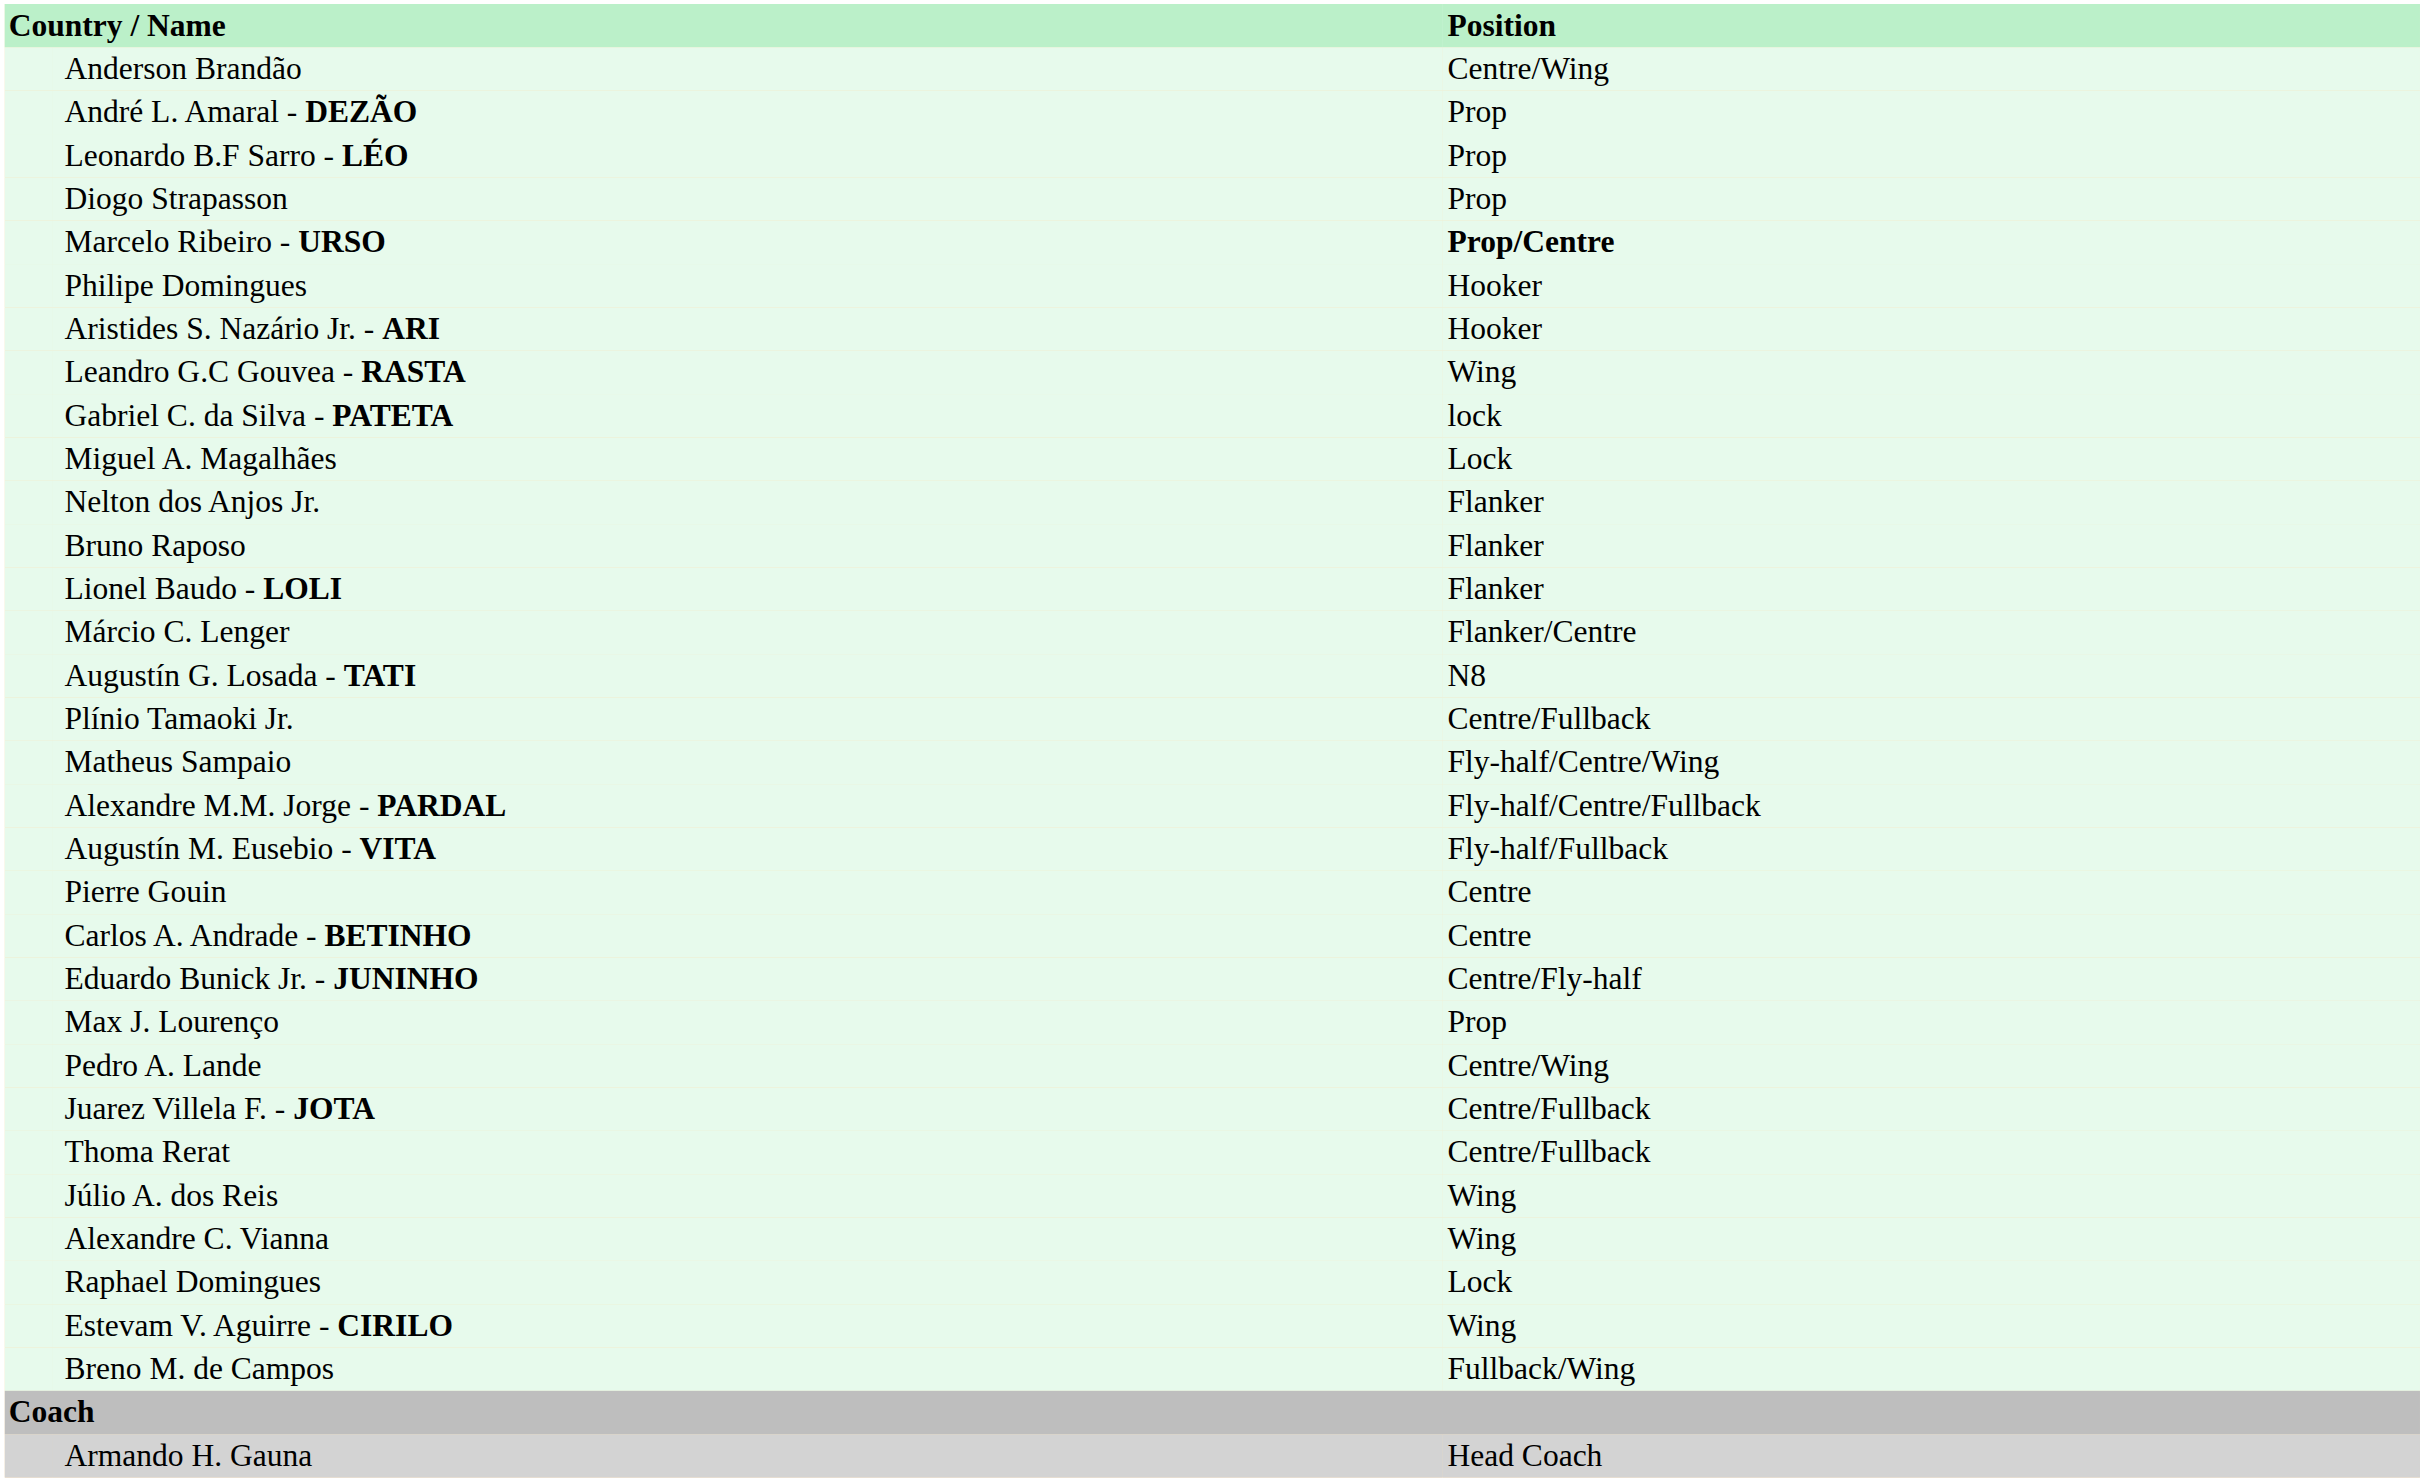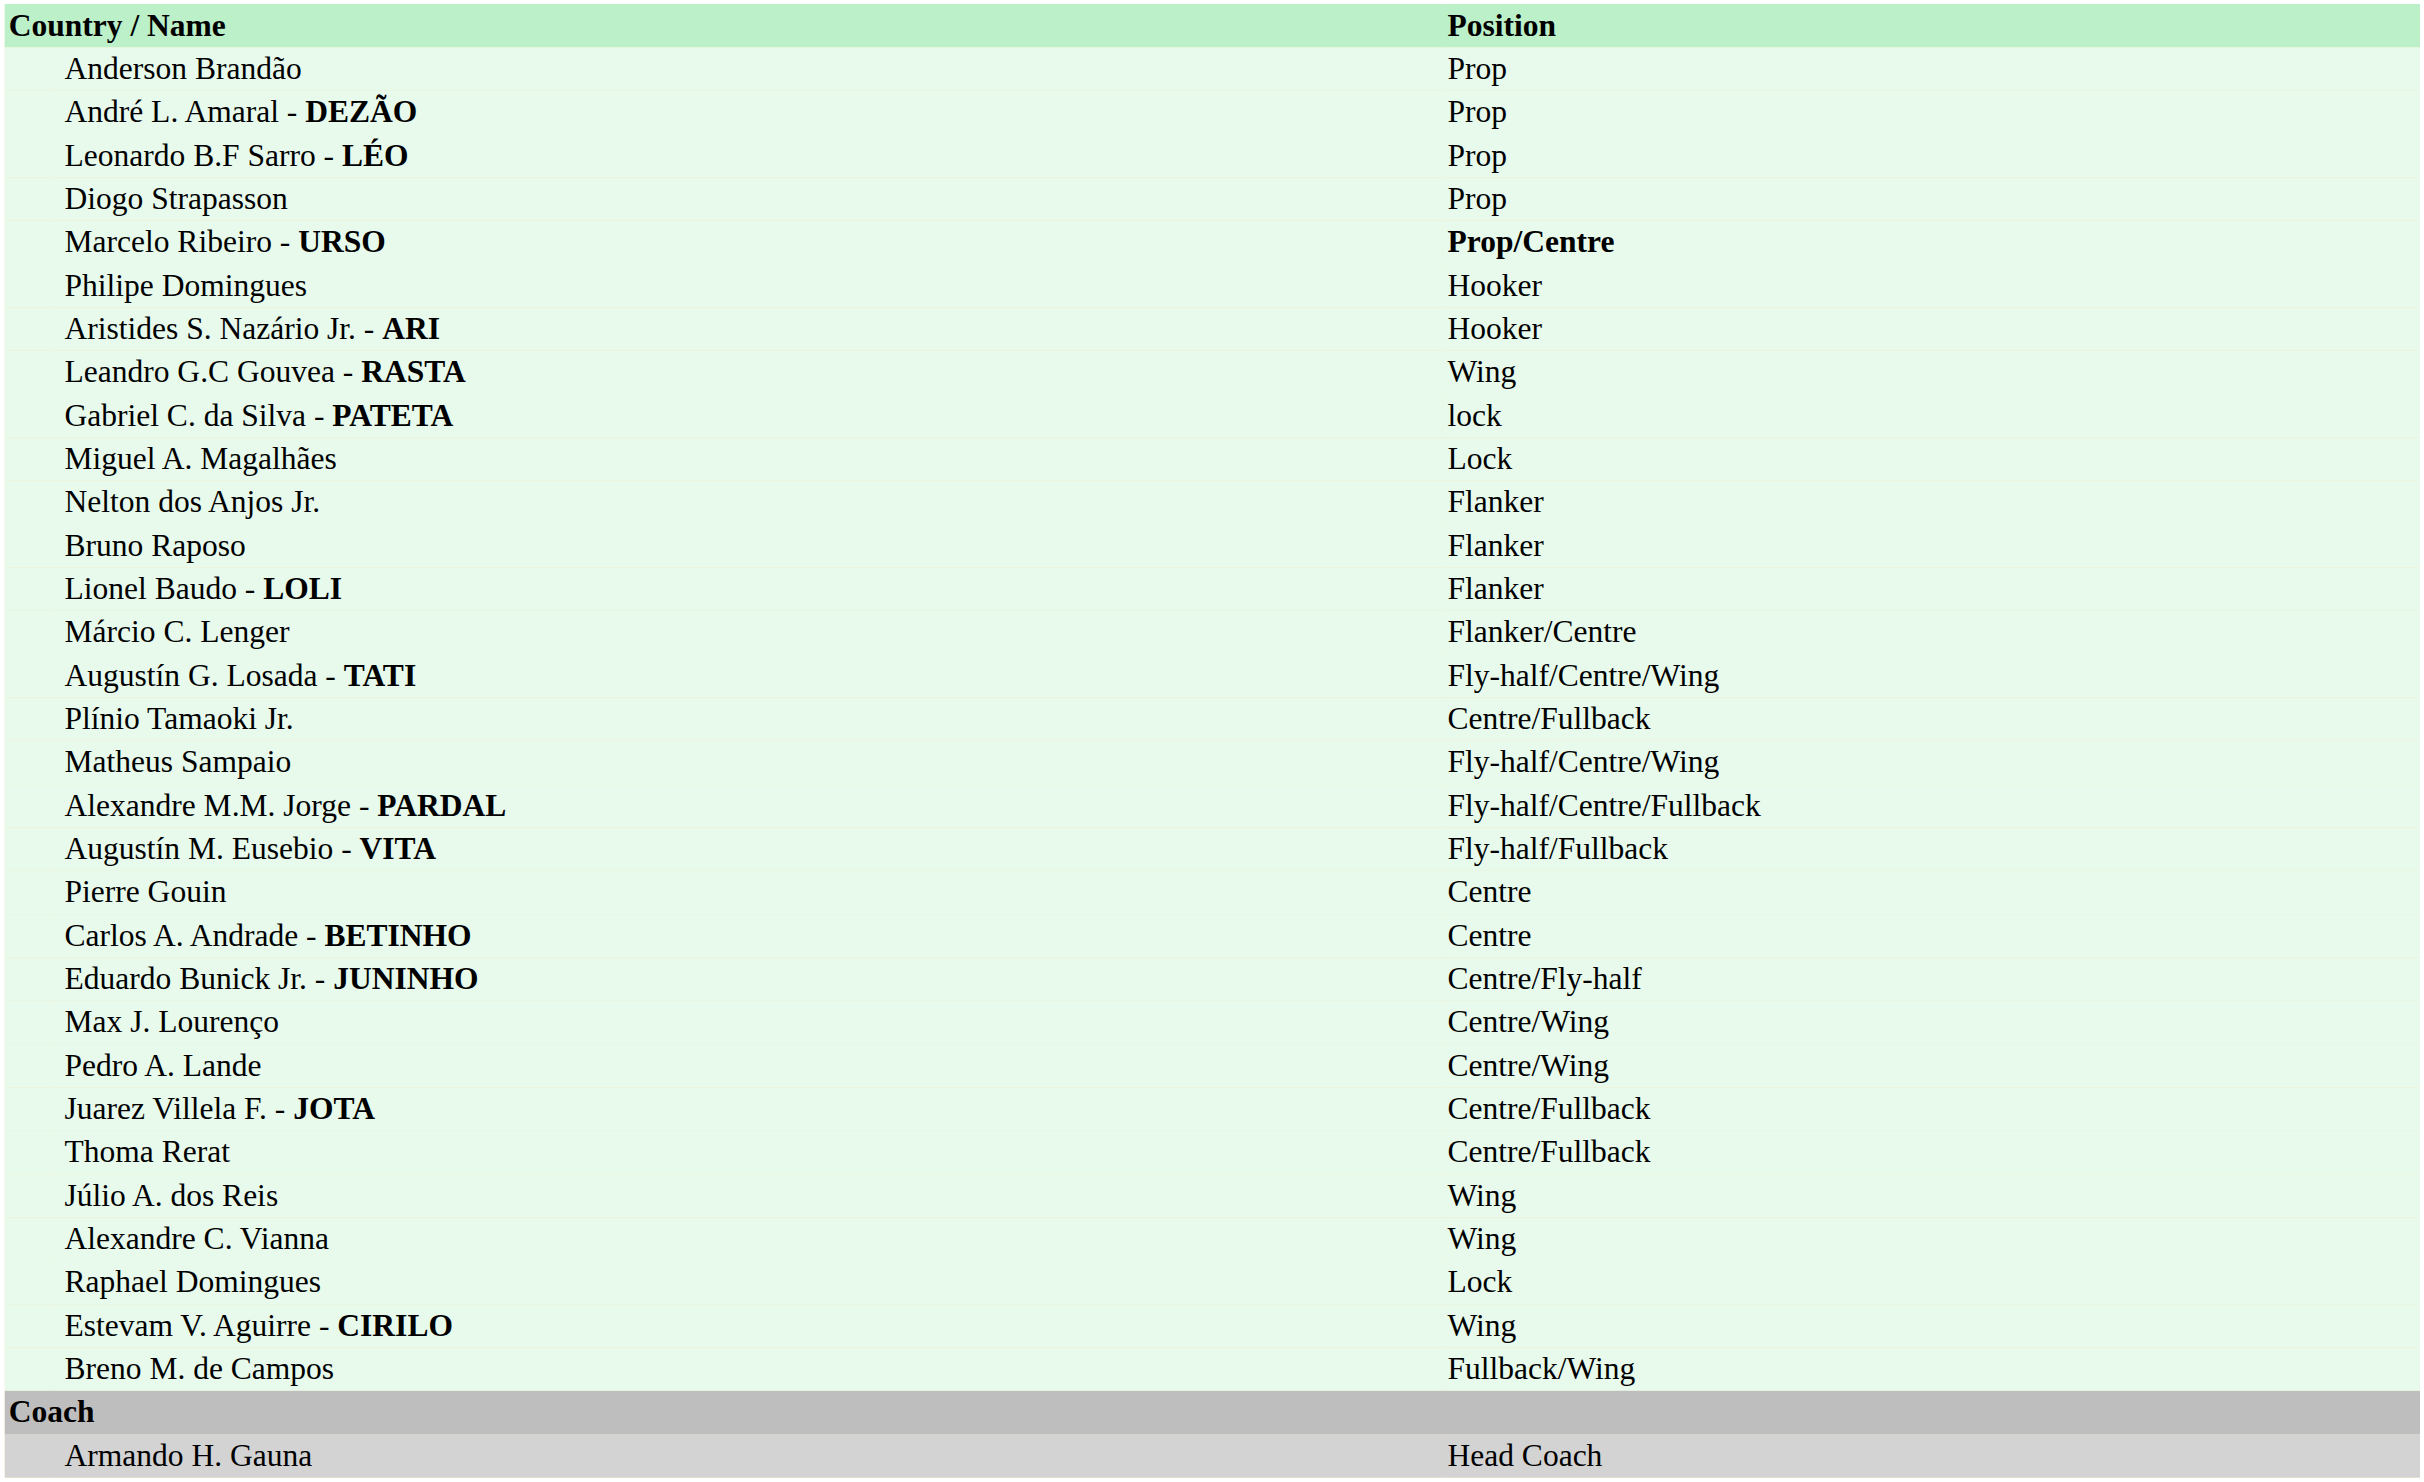(1528, 68) Centre/Wing -> (1477, 68) Prop
(1467, 675) N8 -> (1583, 675) Fly-half/Centre/Wing
(1477, 1022) Prop -> (1528, 1022) Centre/Wing
